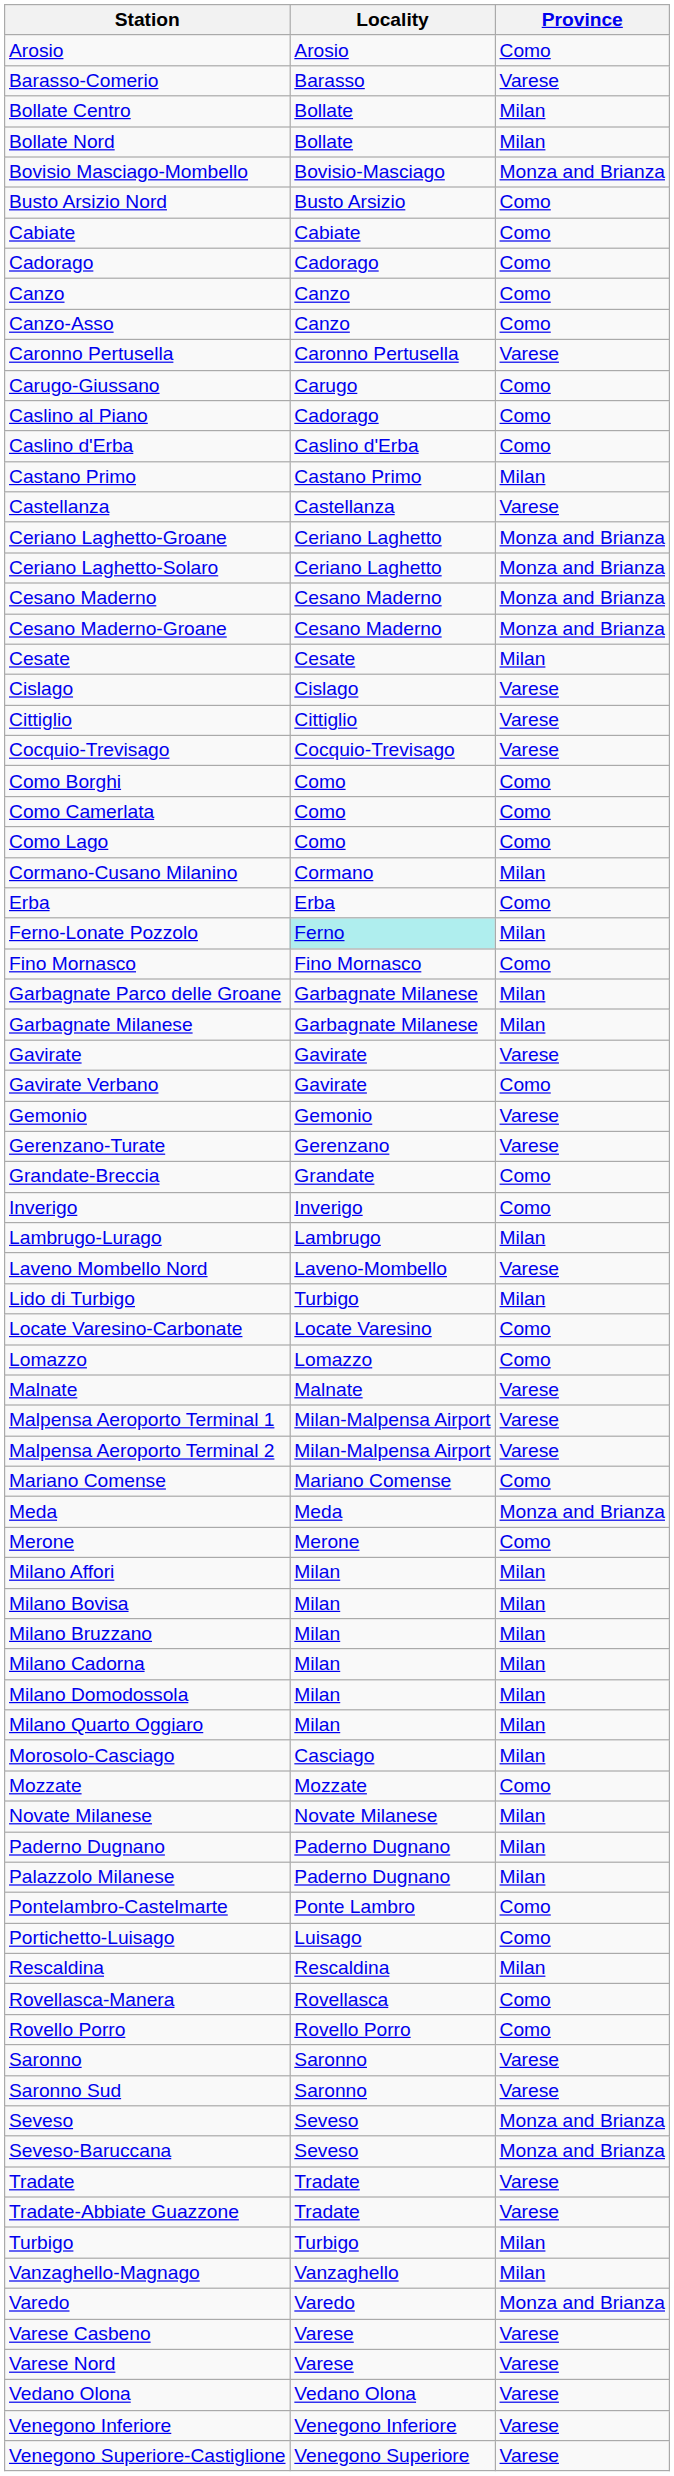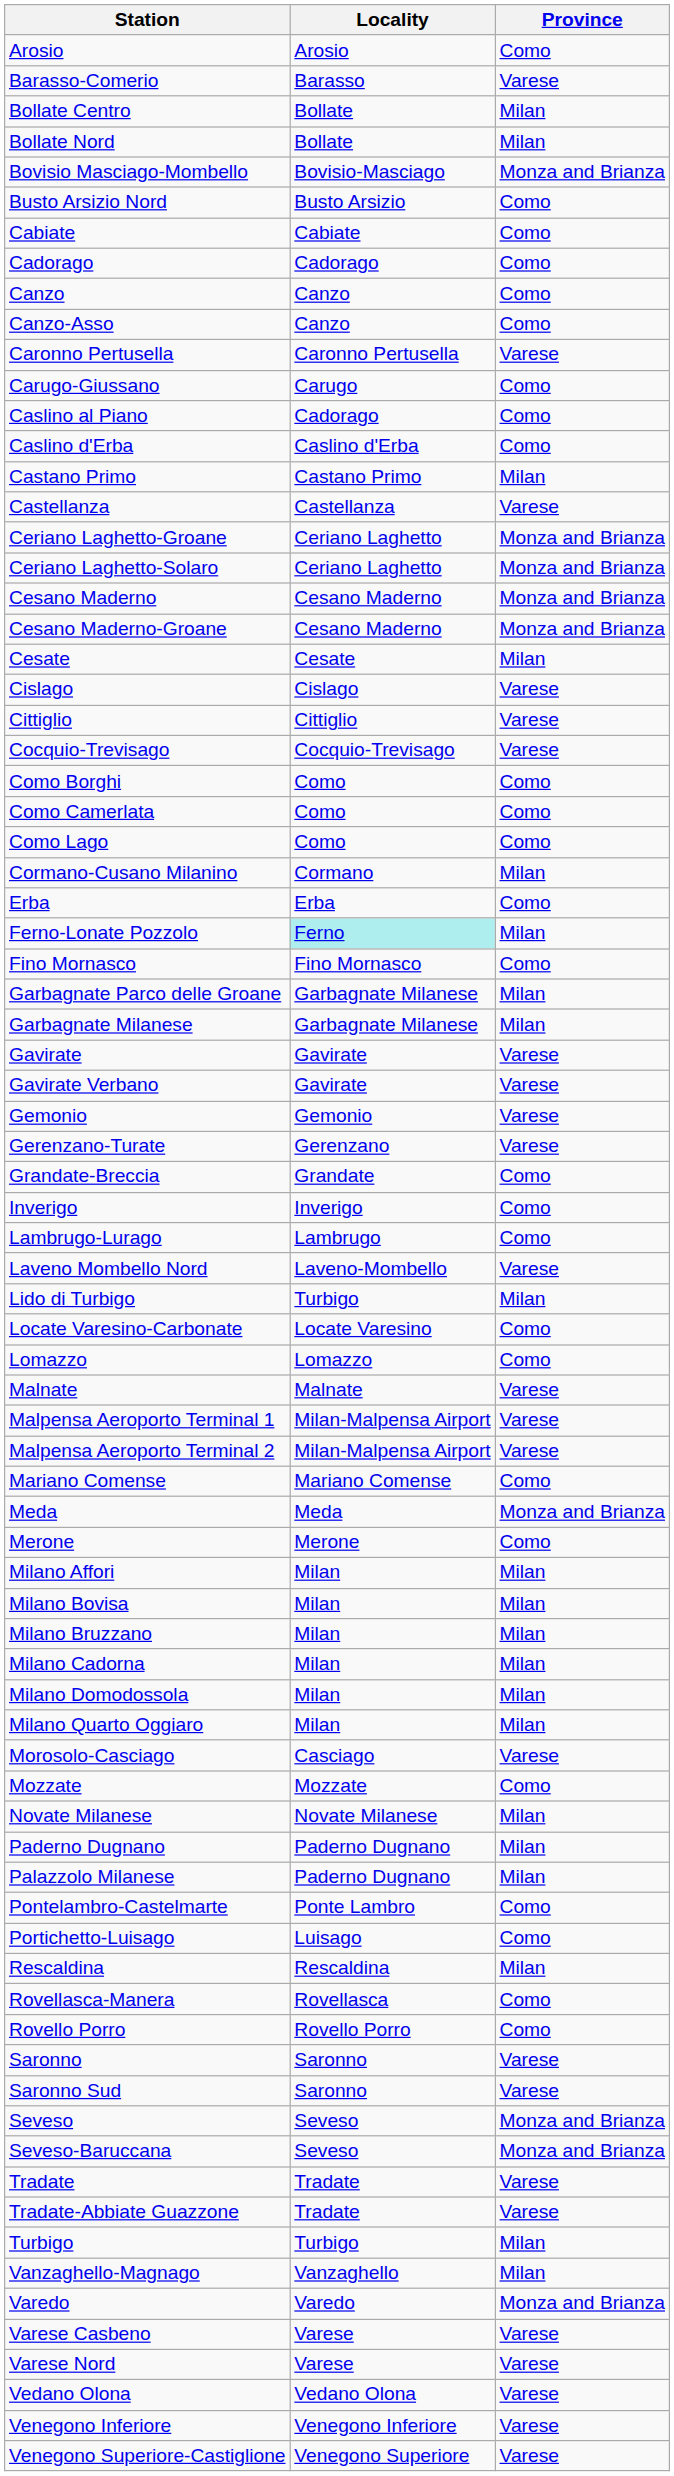(525, 1085) Como -> (529, 1085) Varese
(522, 1237) Milan -> (525, 1237) Como
(522, 1755) Milan -> (529, 1755) Varese
